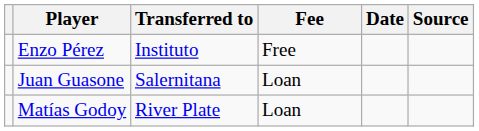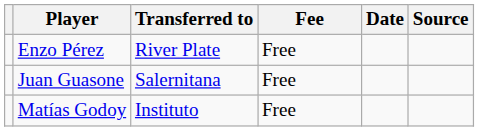(167, 49) Instituto -> (178, 49) River Plate
(282, 79) Loan -> (279, 79) Free
(178, 110) River Plate -> (167, 110) Instituto
(282, 110) Loan -> (279, 110) Free
